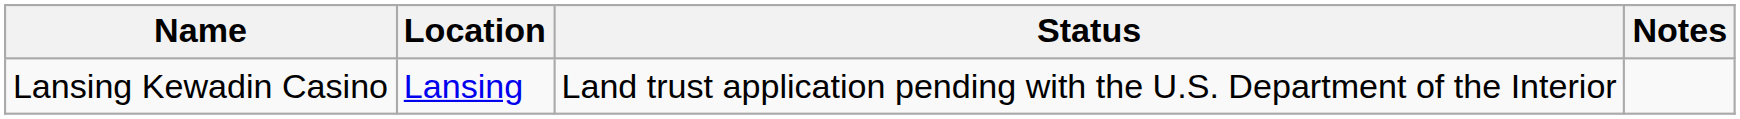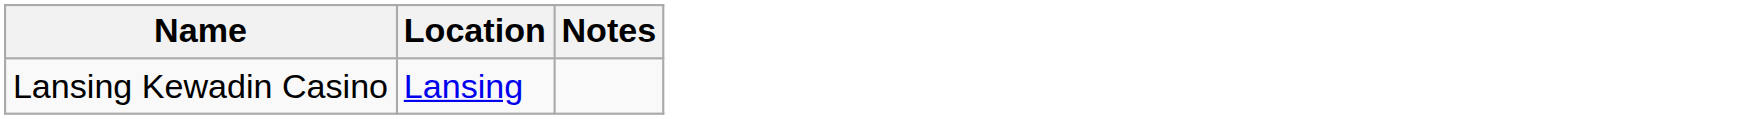- column: (1089, 31)
